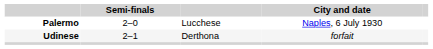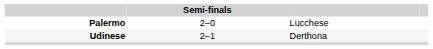- column: (342, 10)
